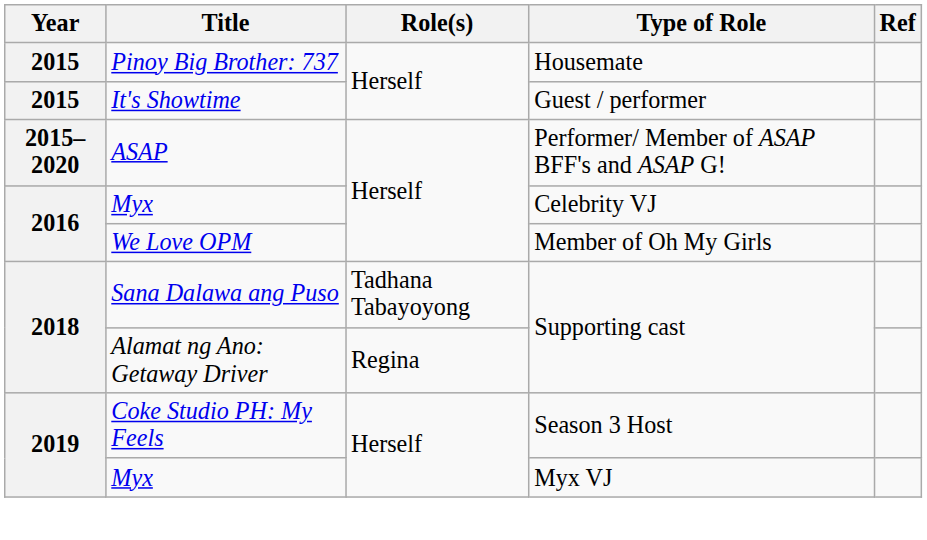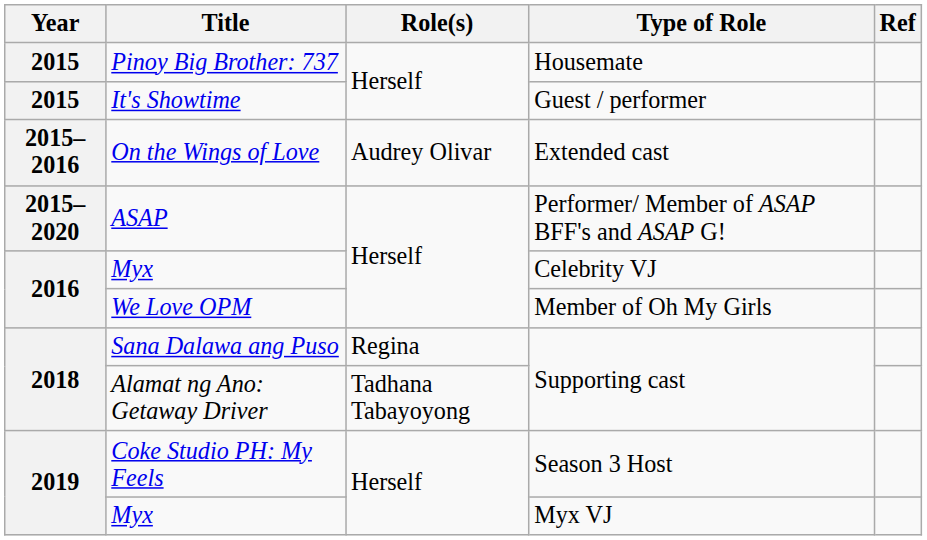+ row: (215, 152)
(411, 294) Tadhana Tabayoyong -> (385, 346) Regina
(385, 359) Regina -> (411, 398) Tadhana Tabayoyong
